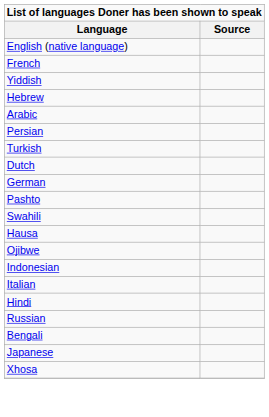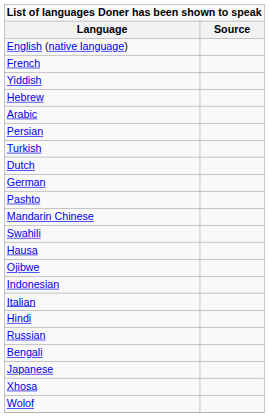+ row: (50, 217)
+ row: (20, 404)
